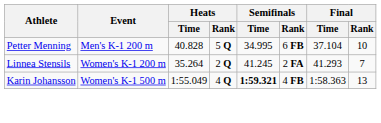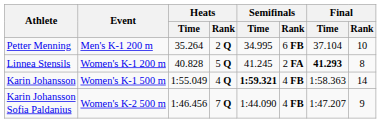(189, 46) 40.828 -> (189, 46) 35.264
(223, 46) 5 Q -> (223, 46) 2 Q
(189, 63) 35.264 -> (189, 63) 40.828
(223, 63) 2 Q -> (223, 63) 5 Q
(328, 63) normal -> (328, 63) bold
(362, 63) 7 -> (362, 63) 8
(362, 80) 13 -> (362, 80) 14
+ row: (41, 104)
